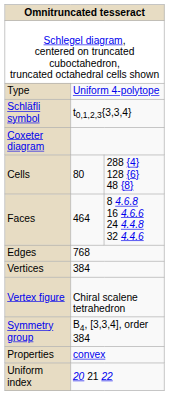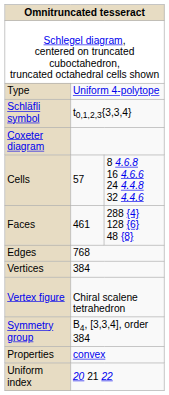(79, 174) 80 -> (79, 180) 57
(123, 174) 288 {4} 128 {6} 48 {8} -> (125, 180) 8 4.6.8 16 4.6.6 24 4.4.8 32 4.4.6
(81, 219) 464 -> (81, 225) 461
(125, 219) 8 4.6.8 16 4.6.6 24 4.4.8 32 4.4.6 -> (123, 225) 288 {4} 128 {6} 48 {8}
